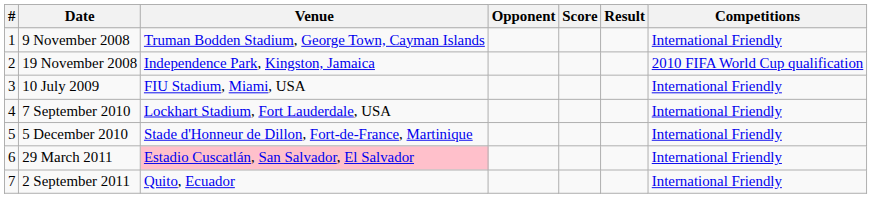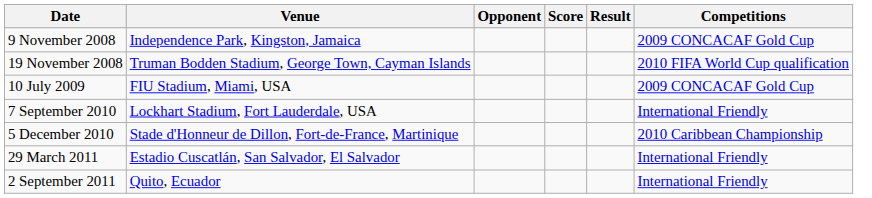- column: (12, 16)
(314, 39) Truman Bodden Stadium, George Town, Cayman Islands -> (245, 39) Independence Park, Kingston, Jamaica
(717, 39) International Friendly -> (726, 39) 2009 CONCACAF Gold Cup
(259, 63) Independence Park, Kingston, Jamaica -> (300, 63) Truman Bodden Stadium, George Town, Cayman Islands
(717, 87) International Friendly -> (726, 87) 2009 CONCACAF Gold Cup
(717, 134) International Friendly -> (730, 134) 2010 Caribbean Championship
(279, 157) pink background -> (265, 157) no background
